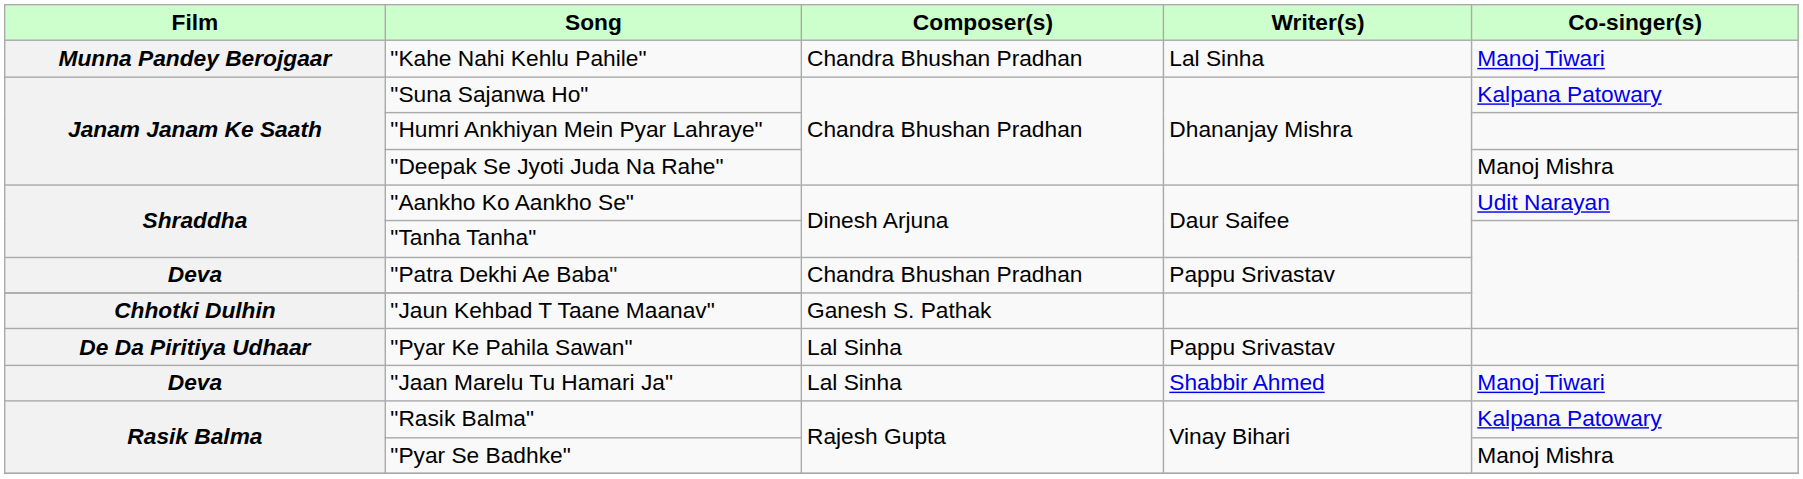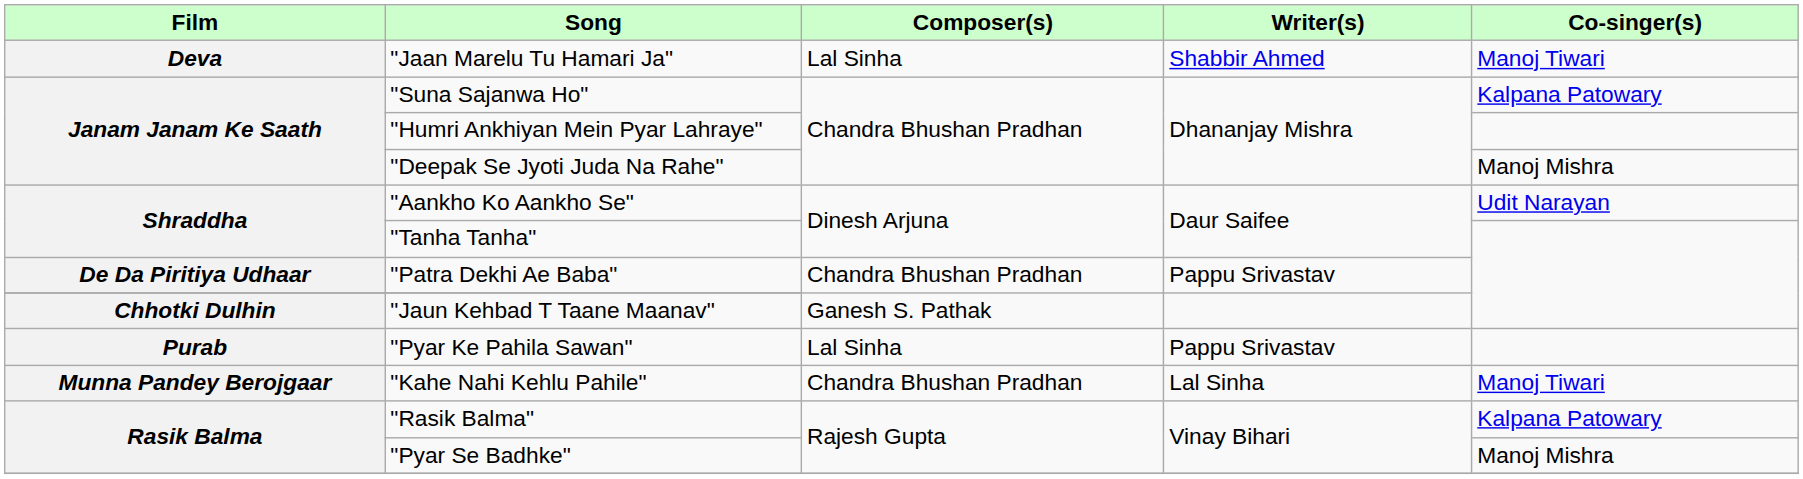rows swapped: (532, 382) <-> (518, 58)
(195, 274) Deva -> (195, 274) De Da Piritiya Udhaar
(195, 346) De Da Piritiya Udhaar -> (195, 346) Purab
